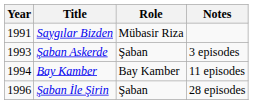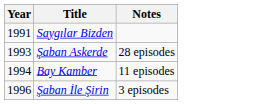- column: (151, 14)
(214, 52) 3 episodes -> (147, 52) 28 episodes
(217, 90) 28 episodes -> (144, 90) 3 episodes
